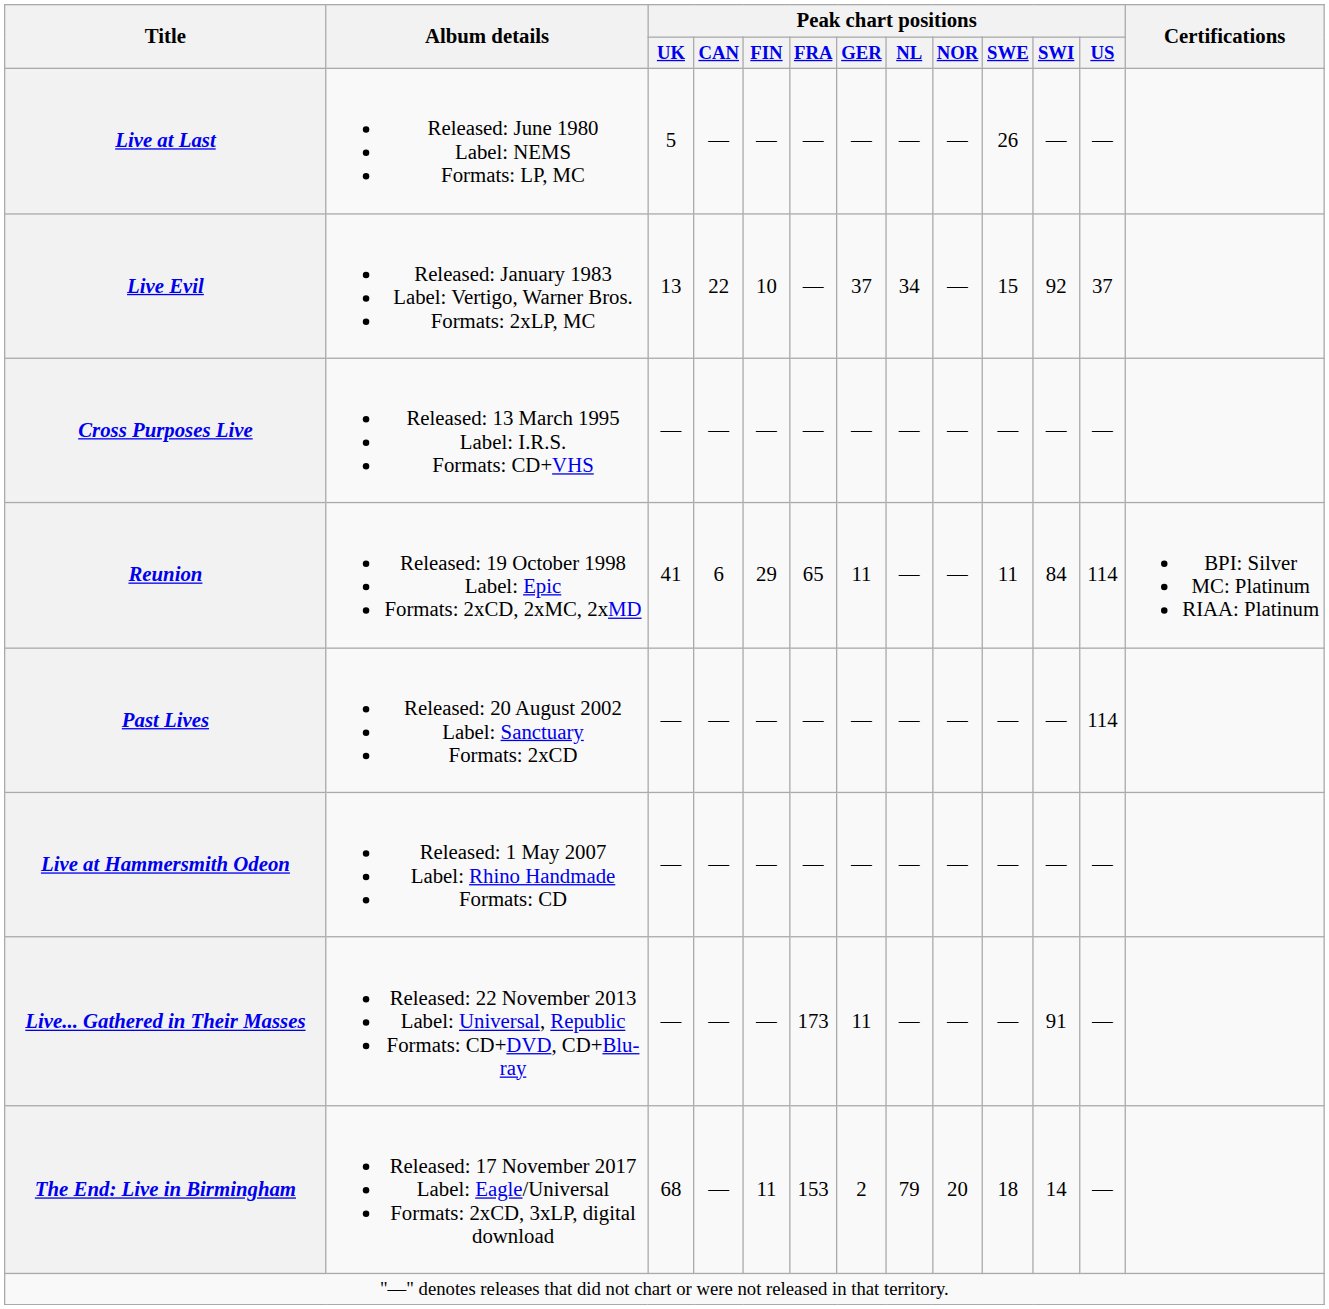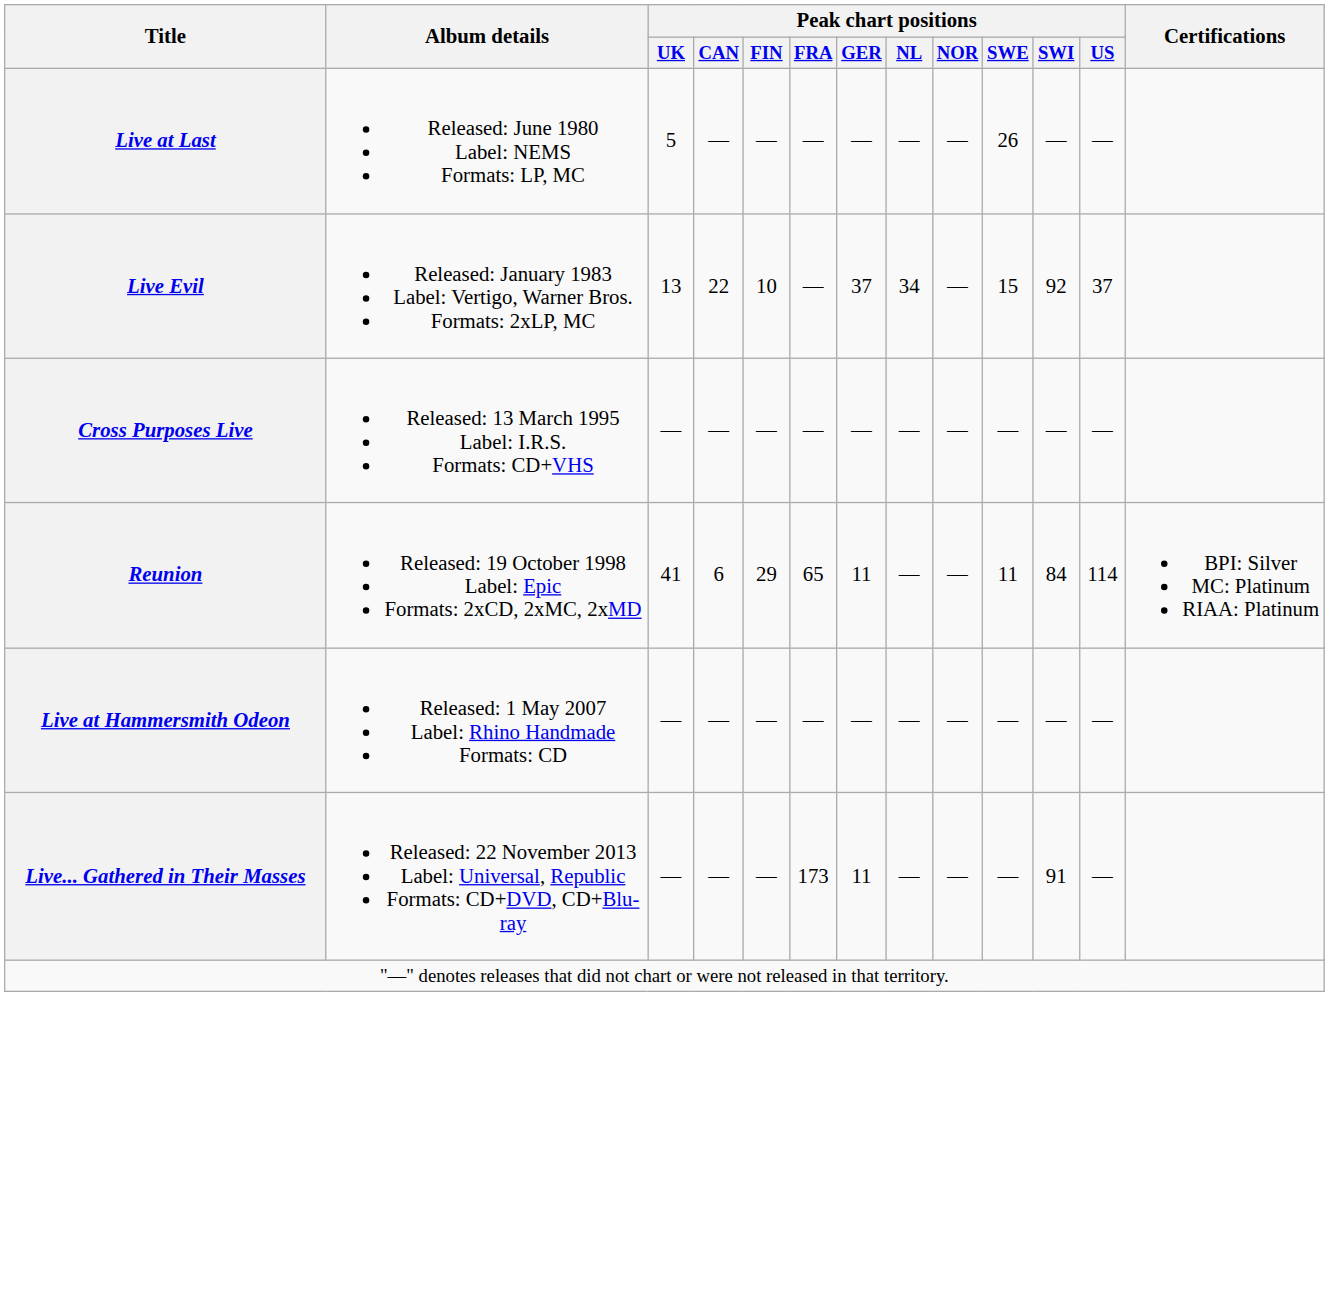- row: (165, 719)
- row: (165, 1189)
